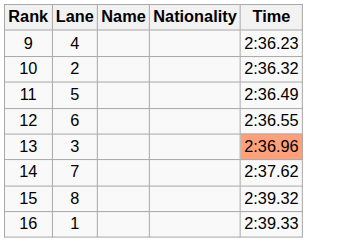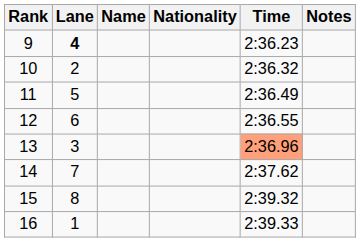+ column: (329, 17)
(75, 43) normal -> (75, 43) bold
